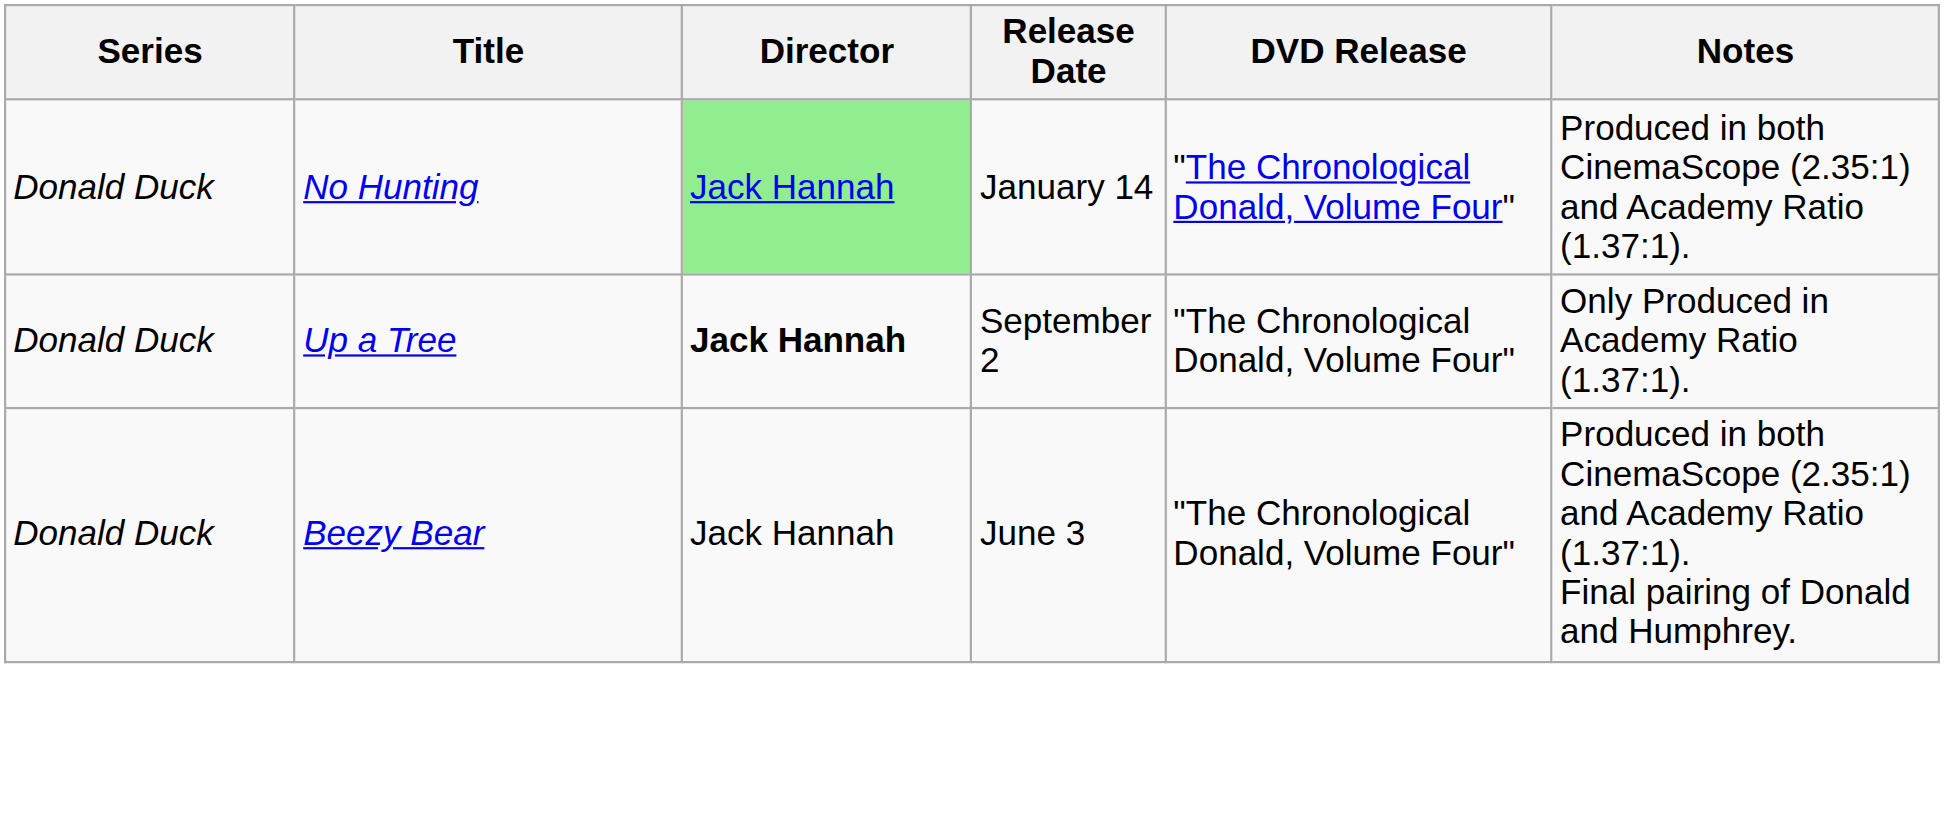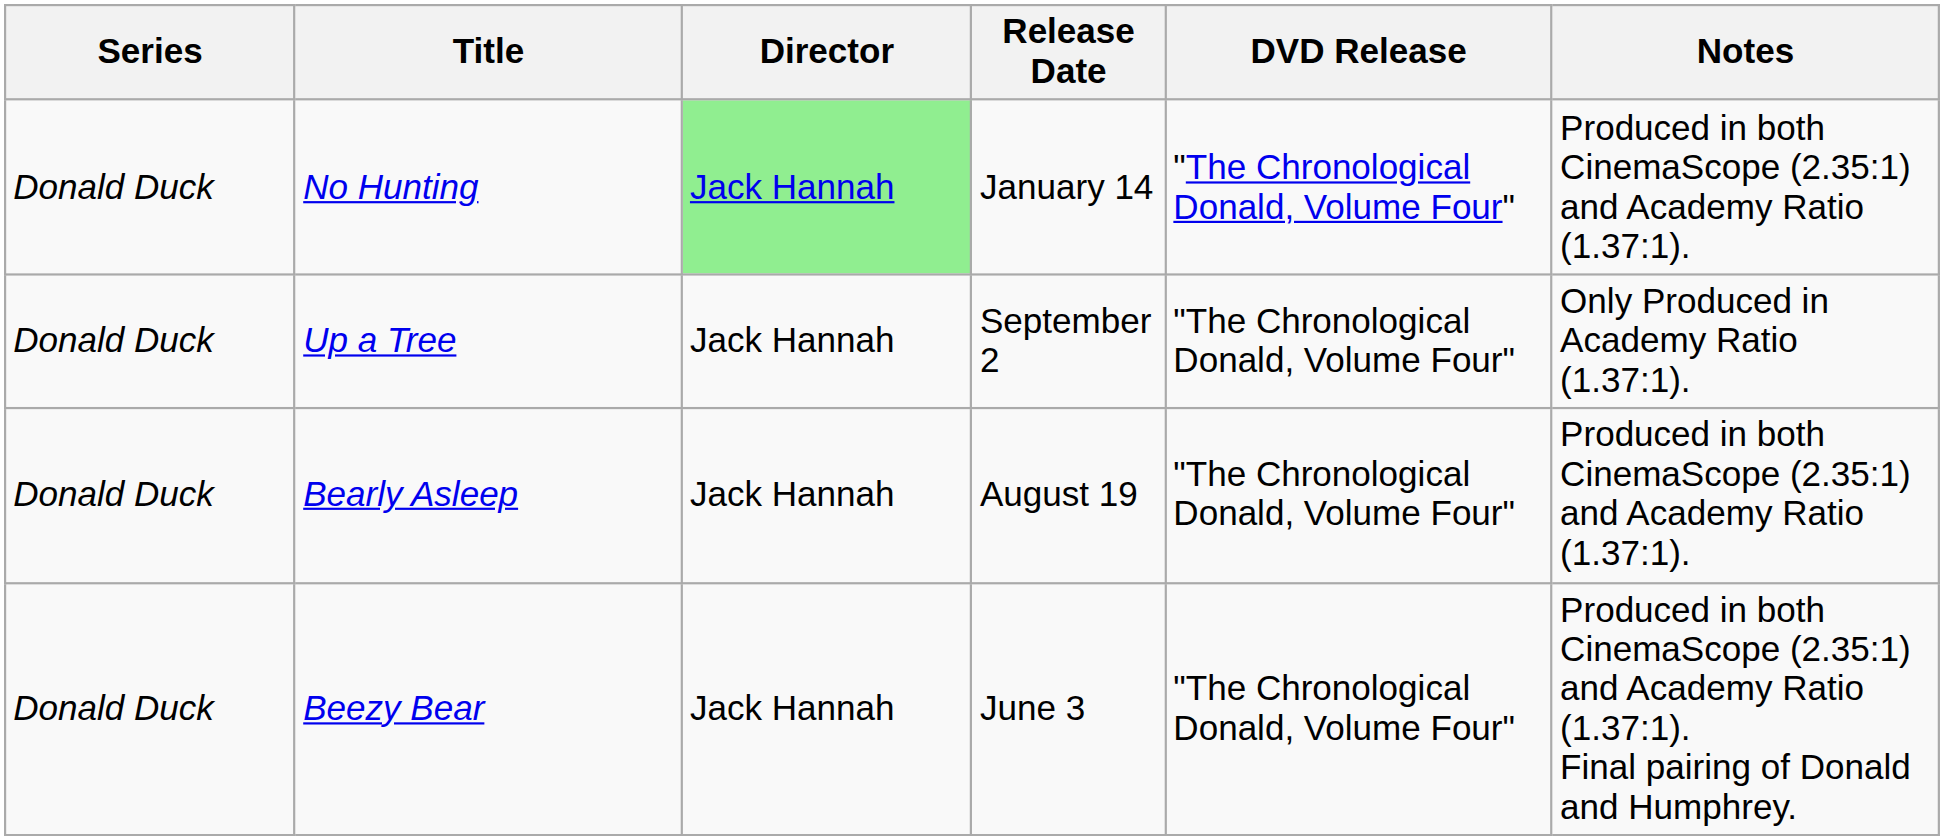(798, 340) bold -> (792, 340) normal
+ row: (411, 494)
